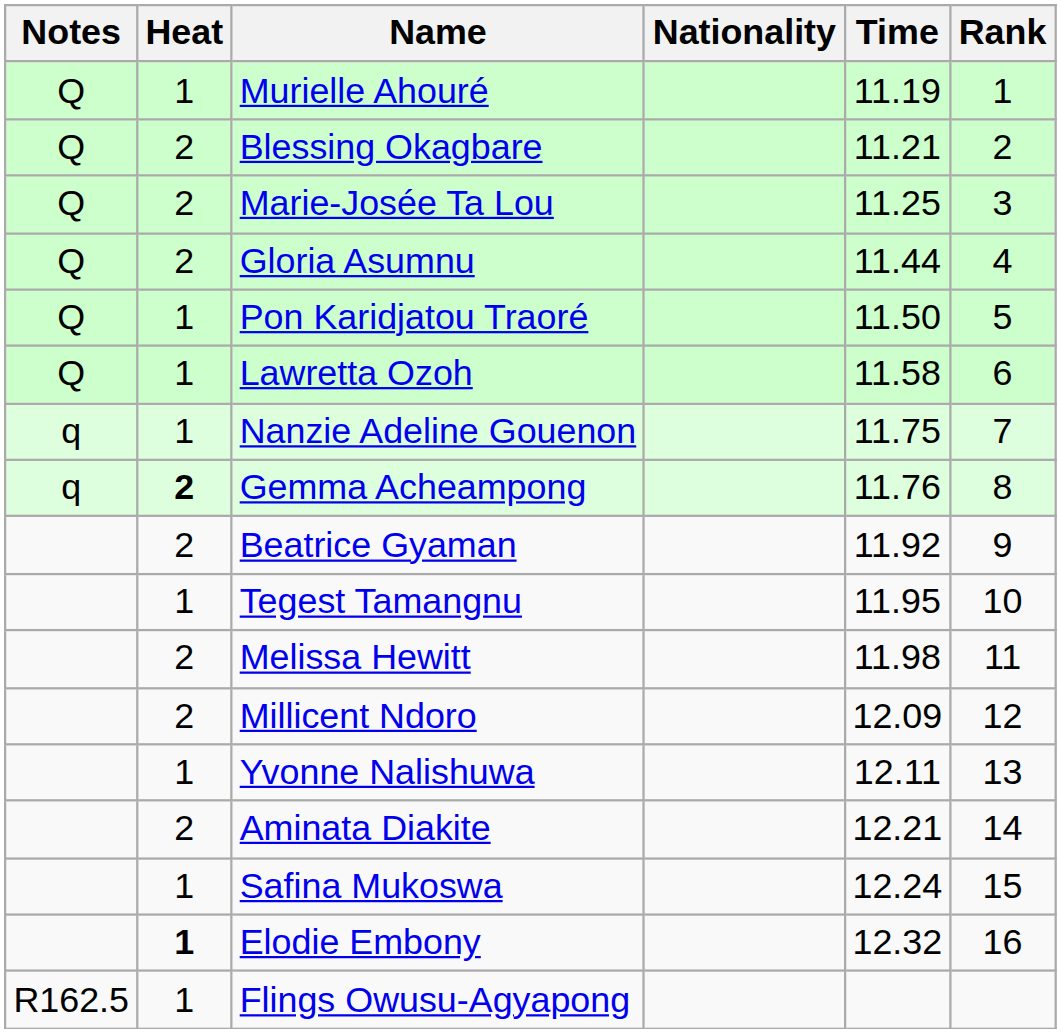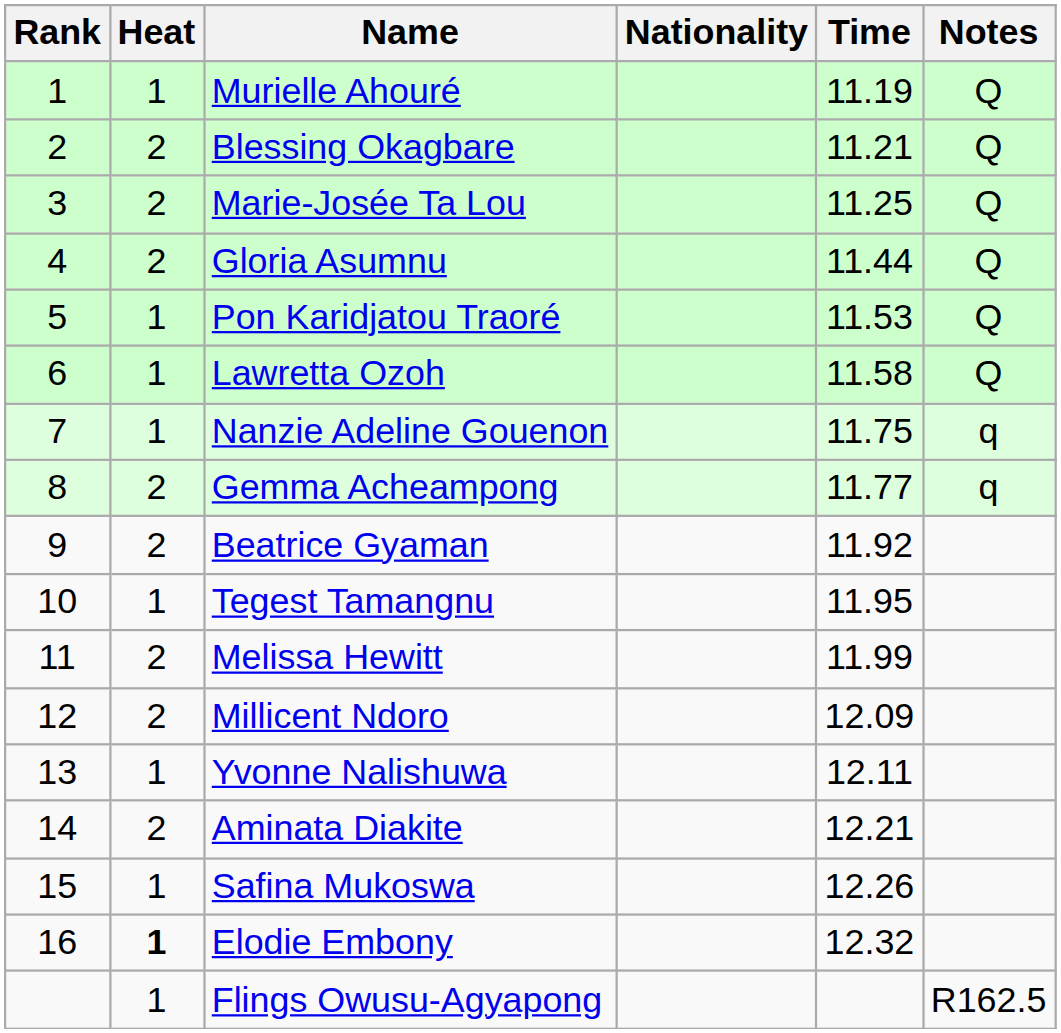columns swapped: (1003, 32) <-> (71, 32)
(897, 317) 11.50 -> (869, 317) 11.53
(184, 487) bold -> (156, 487) normal
(897, 487) 11.76 -> (869, 487) 11.77
(897, 658) 11.98 -> (869, 658) 11.99
(897, 885) 12.24 -> (869, 885) 12.26
